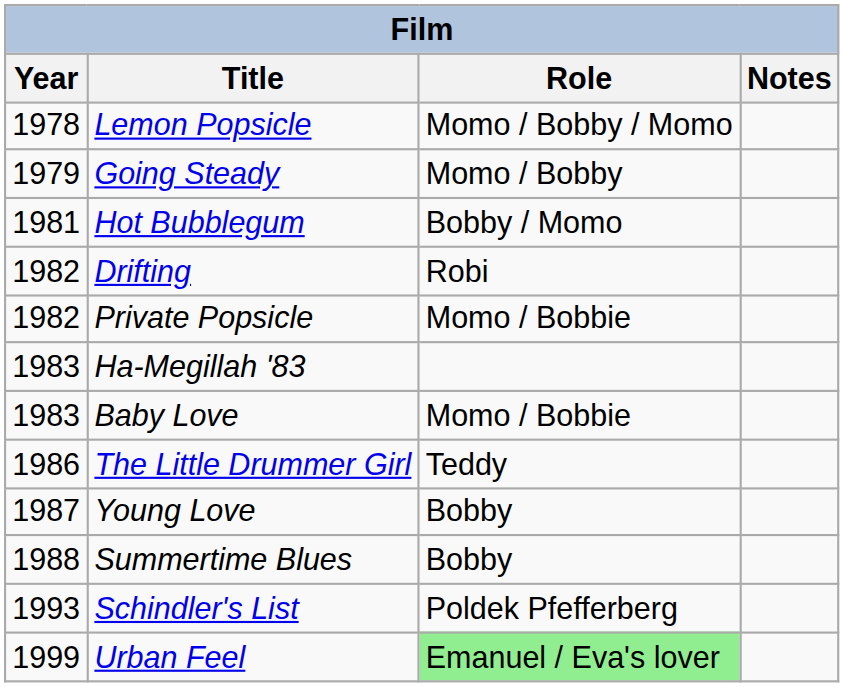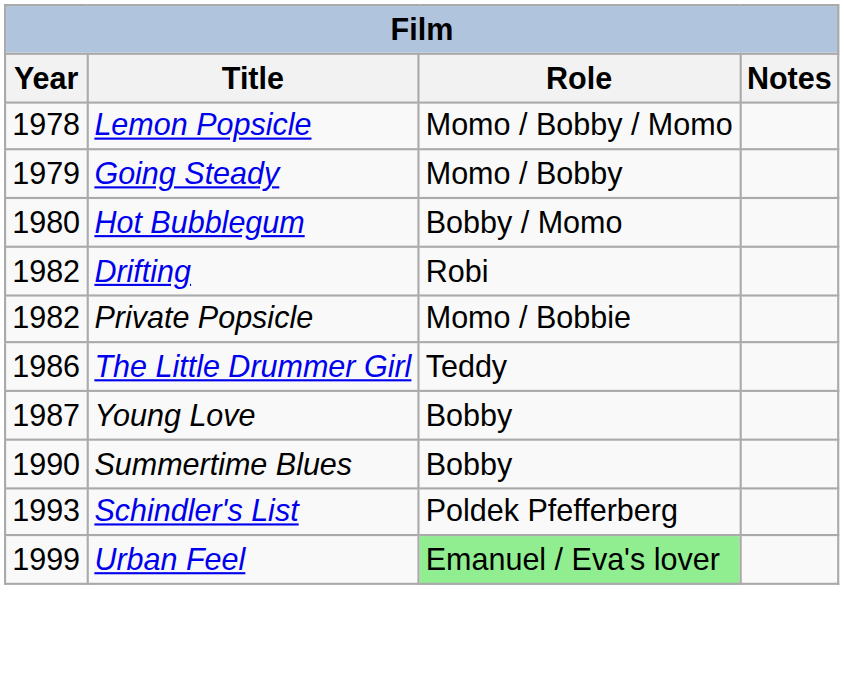(46, 222) 1981 -> (46, 222) 1980
- row: (200, 367)
- row: (166, 415)
(46, 560) 1988 -> (46, 464) 1990
